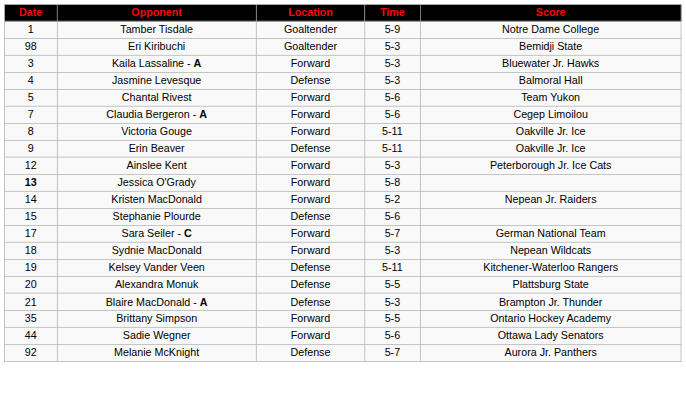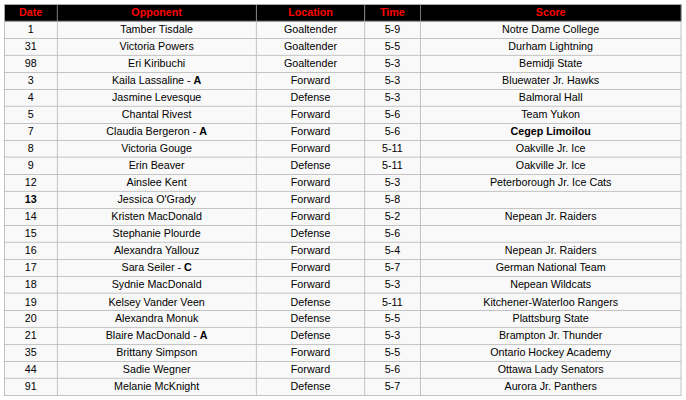+ row: (157, 47)
(551, 115) normal -> (551, 132) bold
+ row: (157, 251)
(31, 353) 92 -> (31, 387) 91
